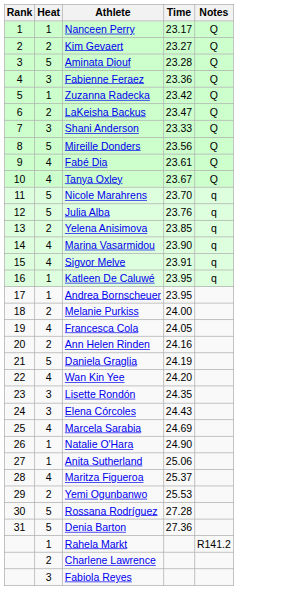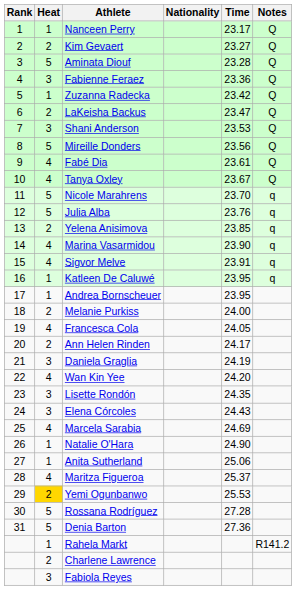+ column: (193, 13)
(179, 129) 23.33 -> (237, 129) 23.53
(179, 345) 24.16 -> (237, 345) 24.17
(49, 361) 5 -> (49, 361) 3
(49, 494) no background -> (49, 494) gold background
